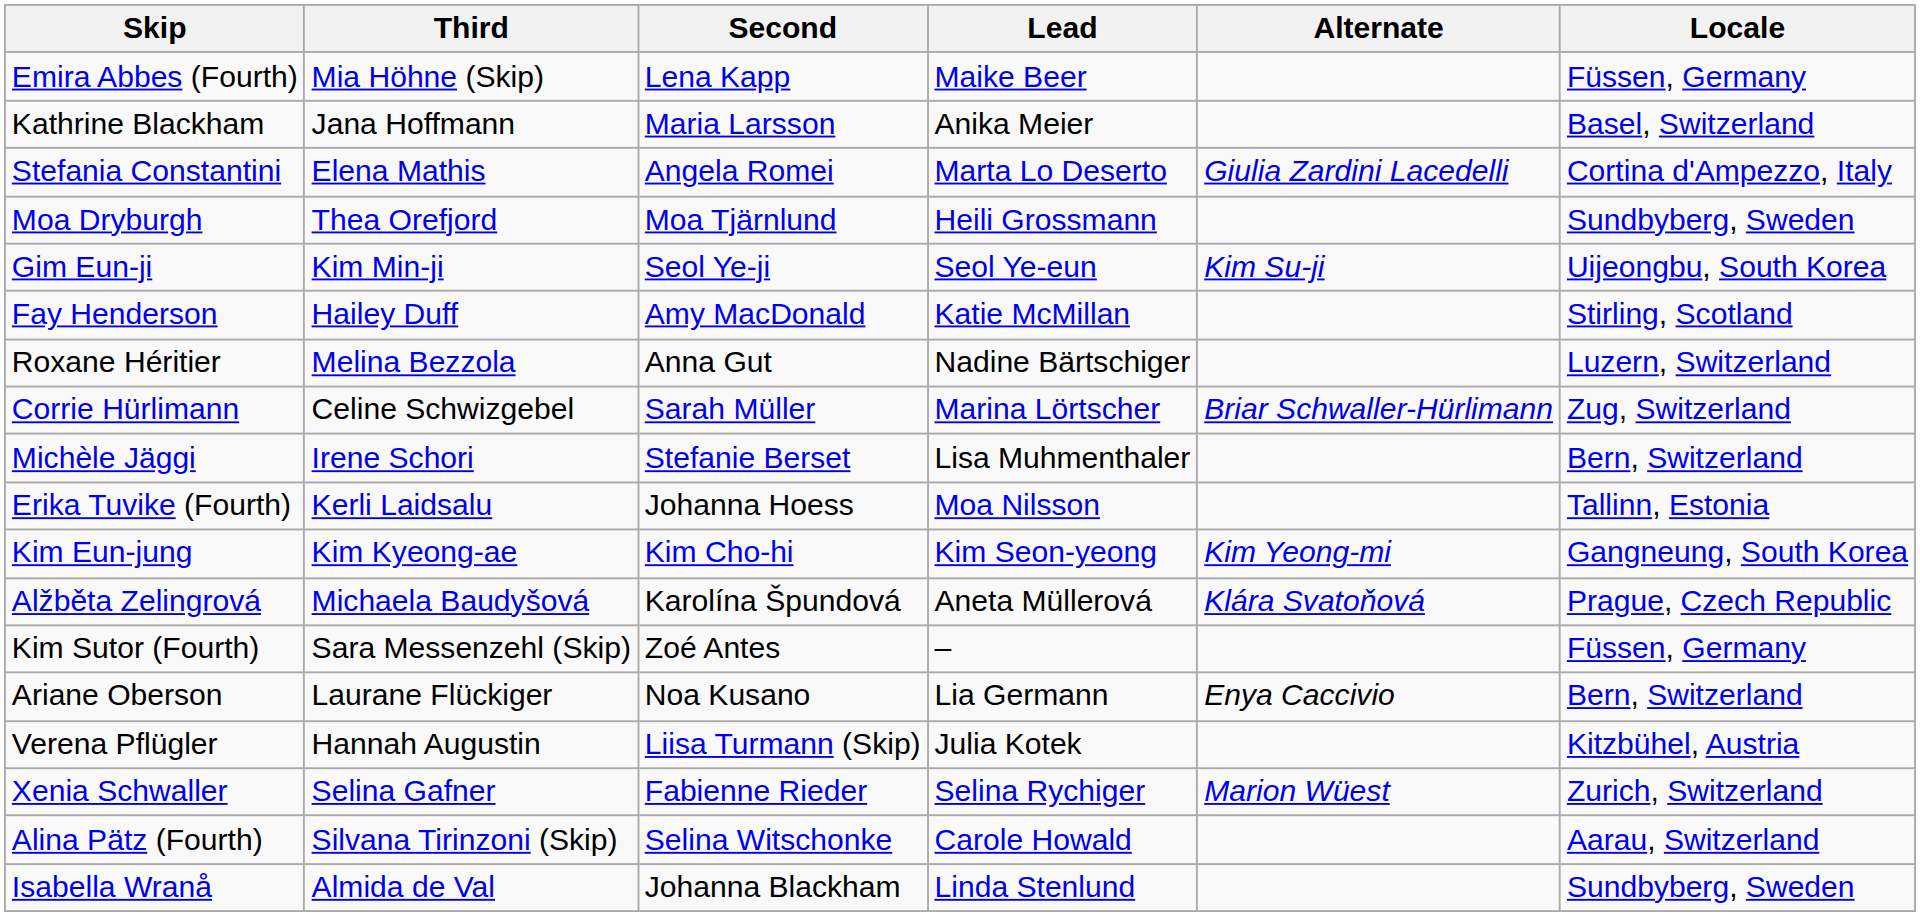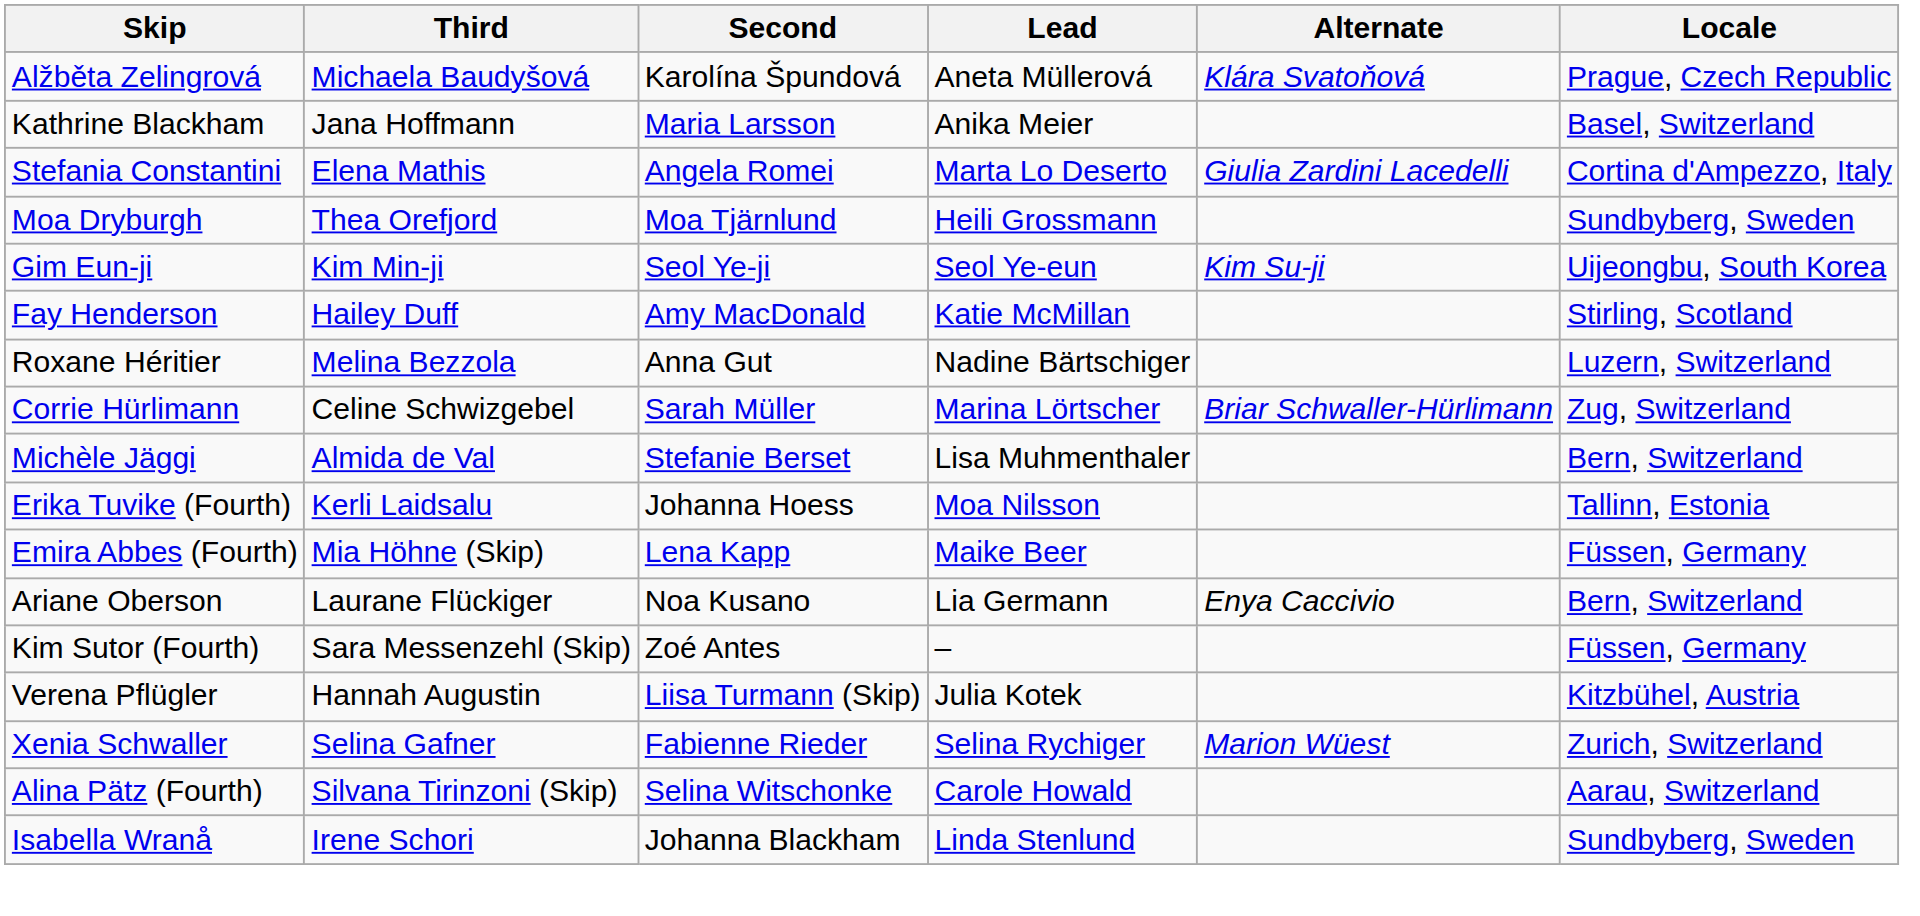rows swapped: (155, 76) <-> (136, 600)
(393, 457) Irene Schori -> (403, 457) Almida de Val
- row: (102, 553)
rows swapped: (136, 648) <-> (117, 696)
(403, 887) Almida de Val -> (393, 839) Irene Schori
